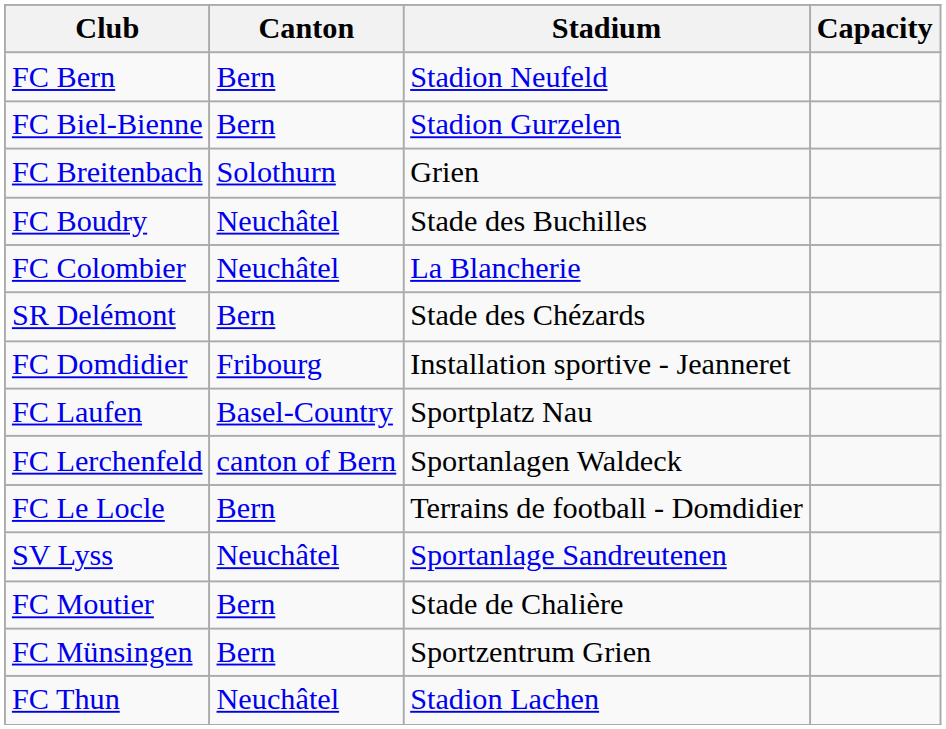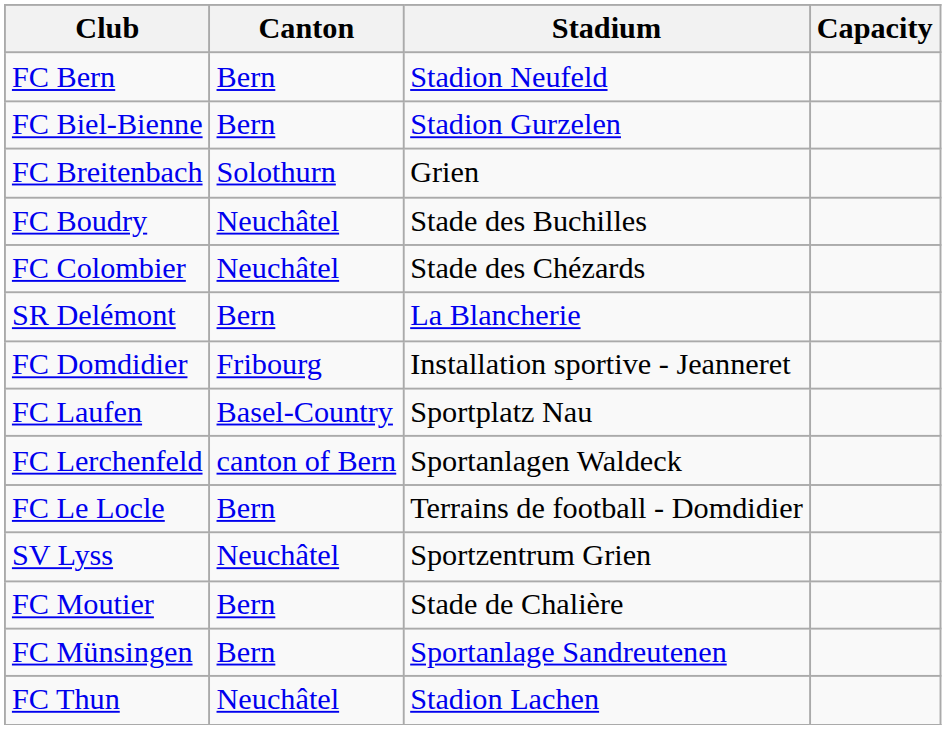(495, 268) La Blancherie -> (528, 268) Stade des Chézards
(528, 316) Stade des Chézards -> (495, 316) La Blancherie
(568, 556) Sportanlage Sandreutenen -> (531, 556) Sportzentrum Grien
(531, 651) Sportzentrum Grien -> (568, 651) Sportanlage Sandreutenen
